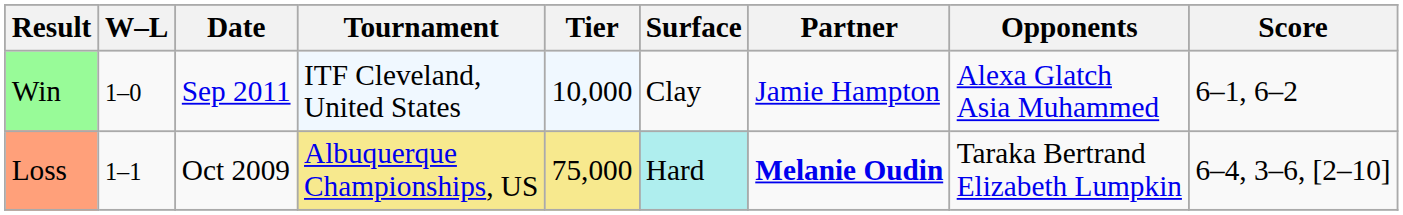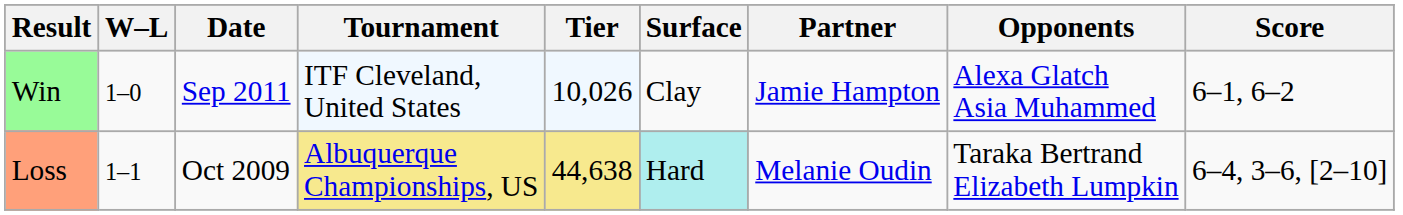(592, 90) 10,000 -> (592, 90) 10,026
(592, 170) 75,000 -> (592, 170) 44,638
(849, 170) bold -> (843, 170) normal
